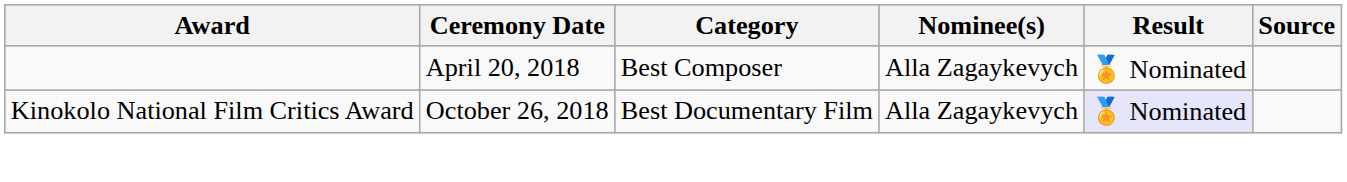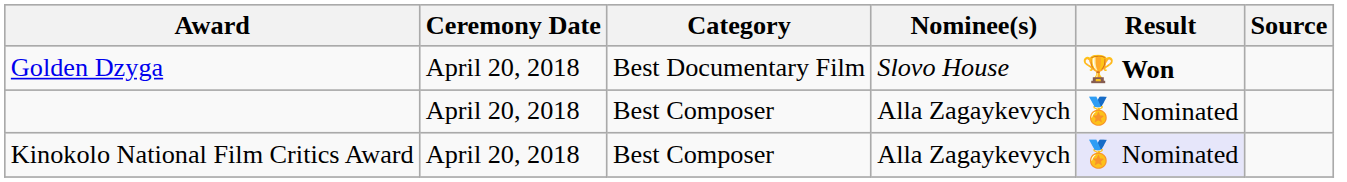+ row: (87, 67)
(517, 110) October 26, 2018 -> (503, 154) April 20, 2018
(747, 110) Best Documentary Film -> (694, 154) Best Composer
